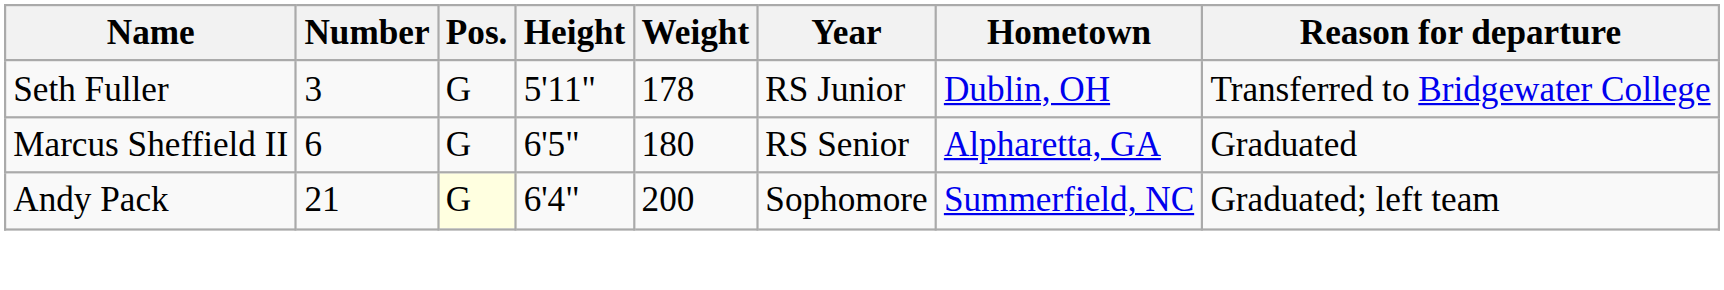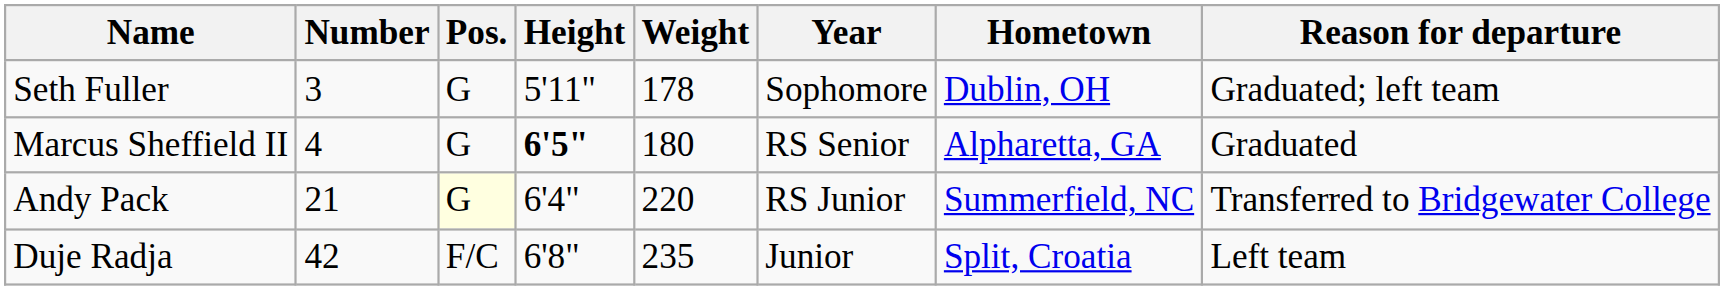(835, 88) RS Junior -> (846, 88) Sophomore
(1460, 88) Transferred to Bridgewater College -> (1355, 88) Graduated; left team
(313, 144) 6 -> (313, 144) 4
(552, 144) normal -> (556, 144) bold
(668, 199) 200 -> (668, 199) 220
(846, 199) Sophomore -> (835, 199) RS Junior
(1355, 199) Graduated; left team -> (1460, 199) Transferred to Bridgewater College
+ row: (93, 255)
